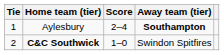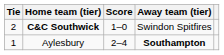rows swapped: (63, 27) <-> (63, 42)
